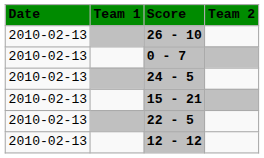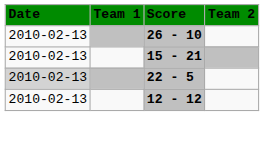- row: (166, 57)
- row: (170, 78)
(48, 121) no background -> (48, 78) lightgrey background
